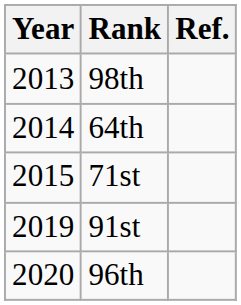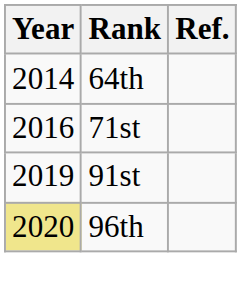- row: (116, 78)
(43, 176) 2015 -> (43, 127) 2016
(43, 275) no background -> (43, 226) khaki background
